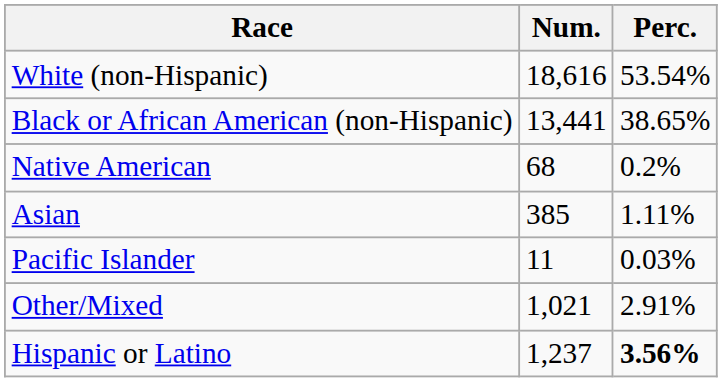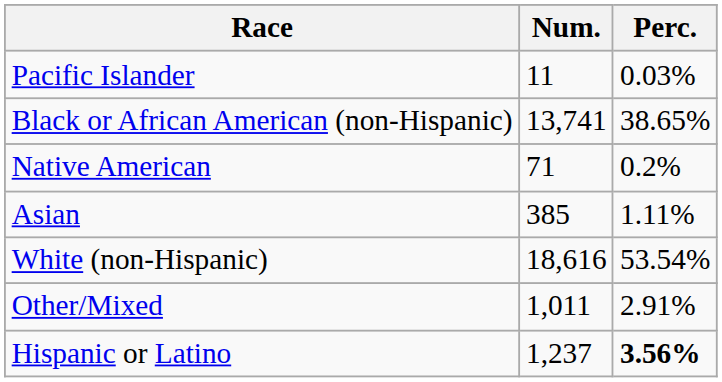rows swapped: (140, 74) <-> (103, 259)
(566, 120) 13,441 -> (566, 120) 13,741
(541, 167) 68 -> (541, 167) 71
(559, 306) 1,021 -> (558, 306) 1,011
